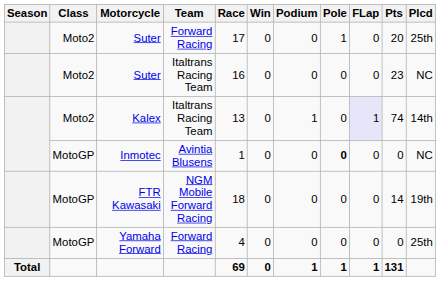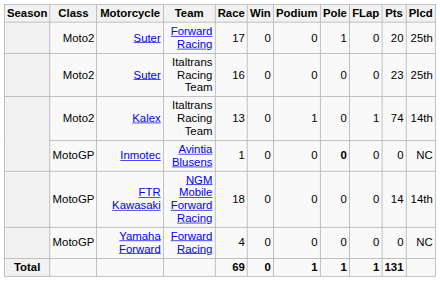(425, 75) NC -> (422, 75) 25th
(376, 118) lavender background -> (376, 118) no background
(422, 199) 19th -> (422, 199) 14th
(422, 243) 25th -> (425, 243) NC
